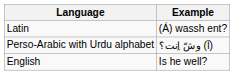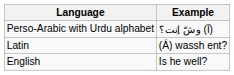rows swapped: (18, 28) <-> (80, 45)
